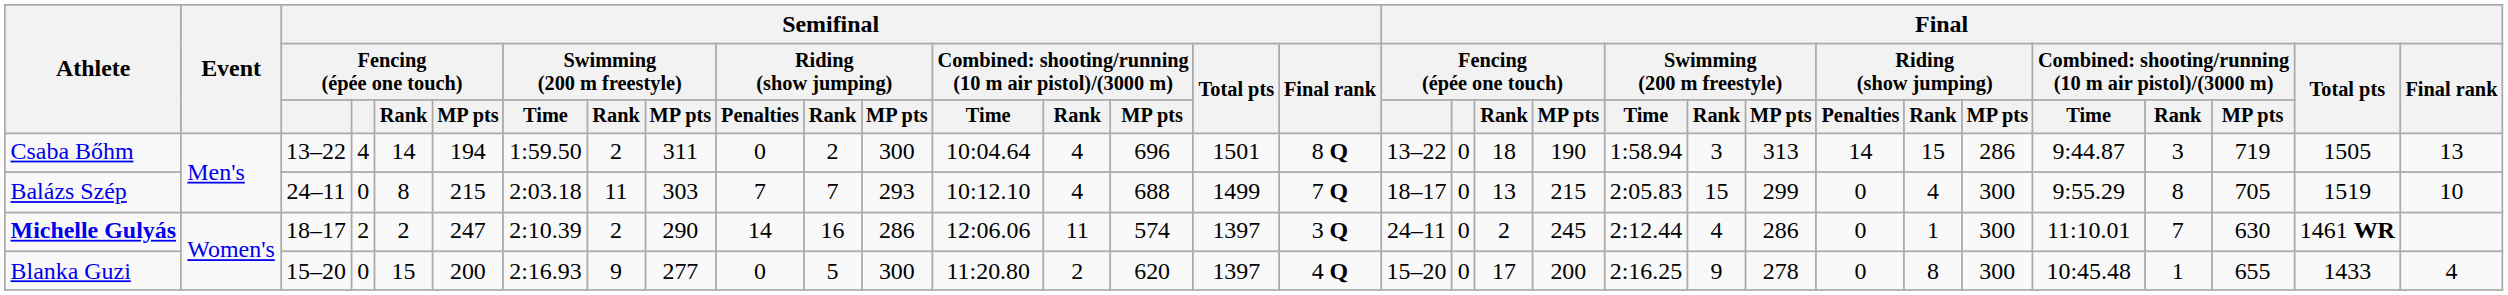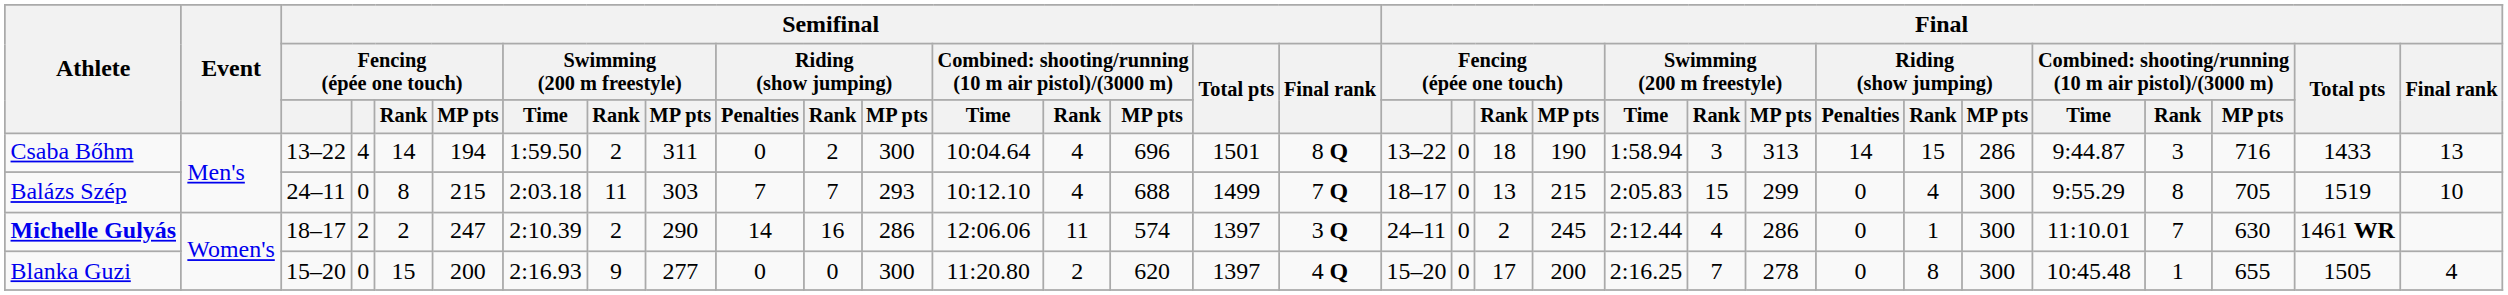(2253, 151) 719 -> (2253, 151) 716
(2347, 151) 1505 -> (2347, 151) 1433
(832, 270) 5 -> (832, 270) 0
(1716, 270) 9 -> (1716, 270) 7
(2347, 270) 1433 -> (2347, 270) 1505
